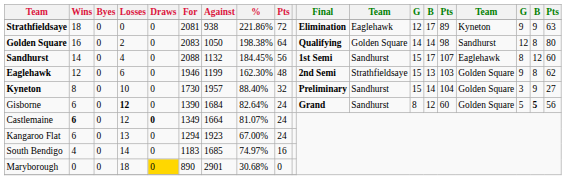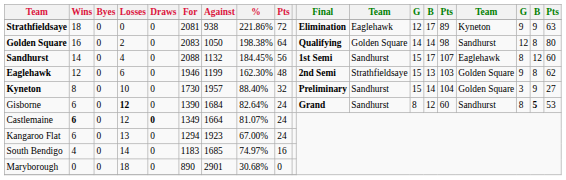(486, 104) Golden Square -> (477, 104) Sandhurst
(521, 104) 5 -> (521, 104) 8
(551, 104) 56 -> (551, 104) 53
(153, 166) gold background -> (153, 166) no background
